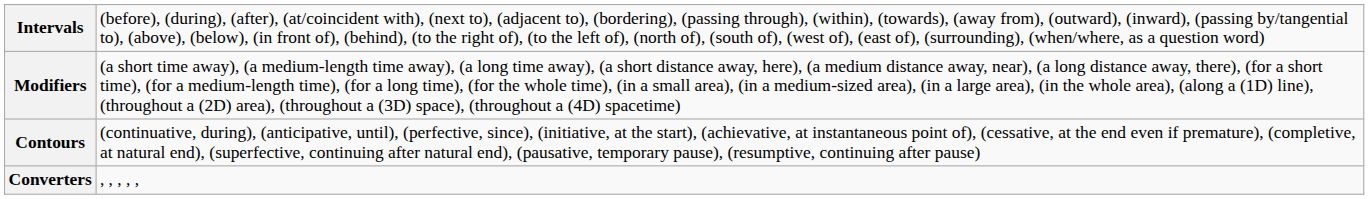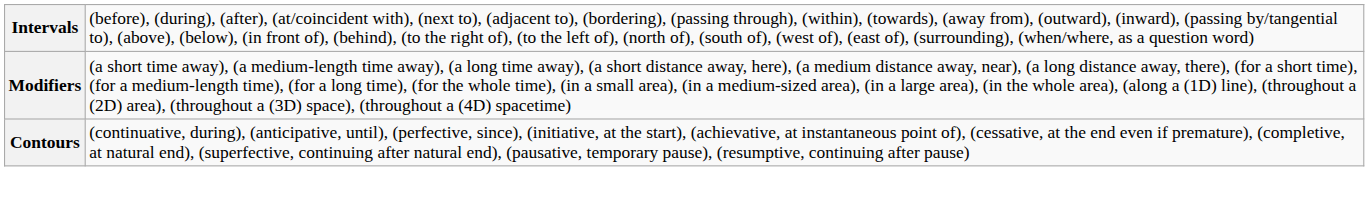- row: (50, 179)
